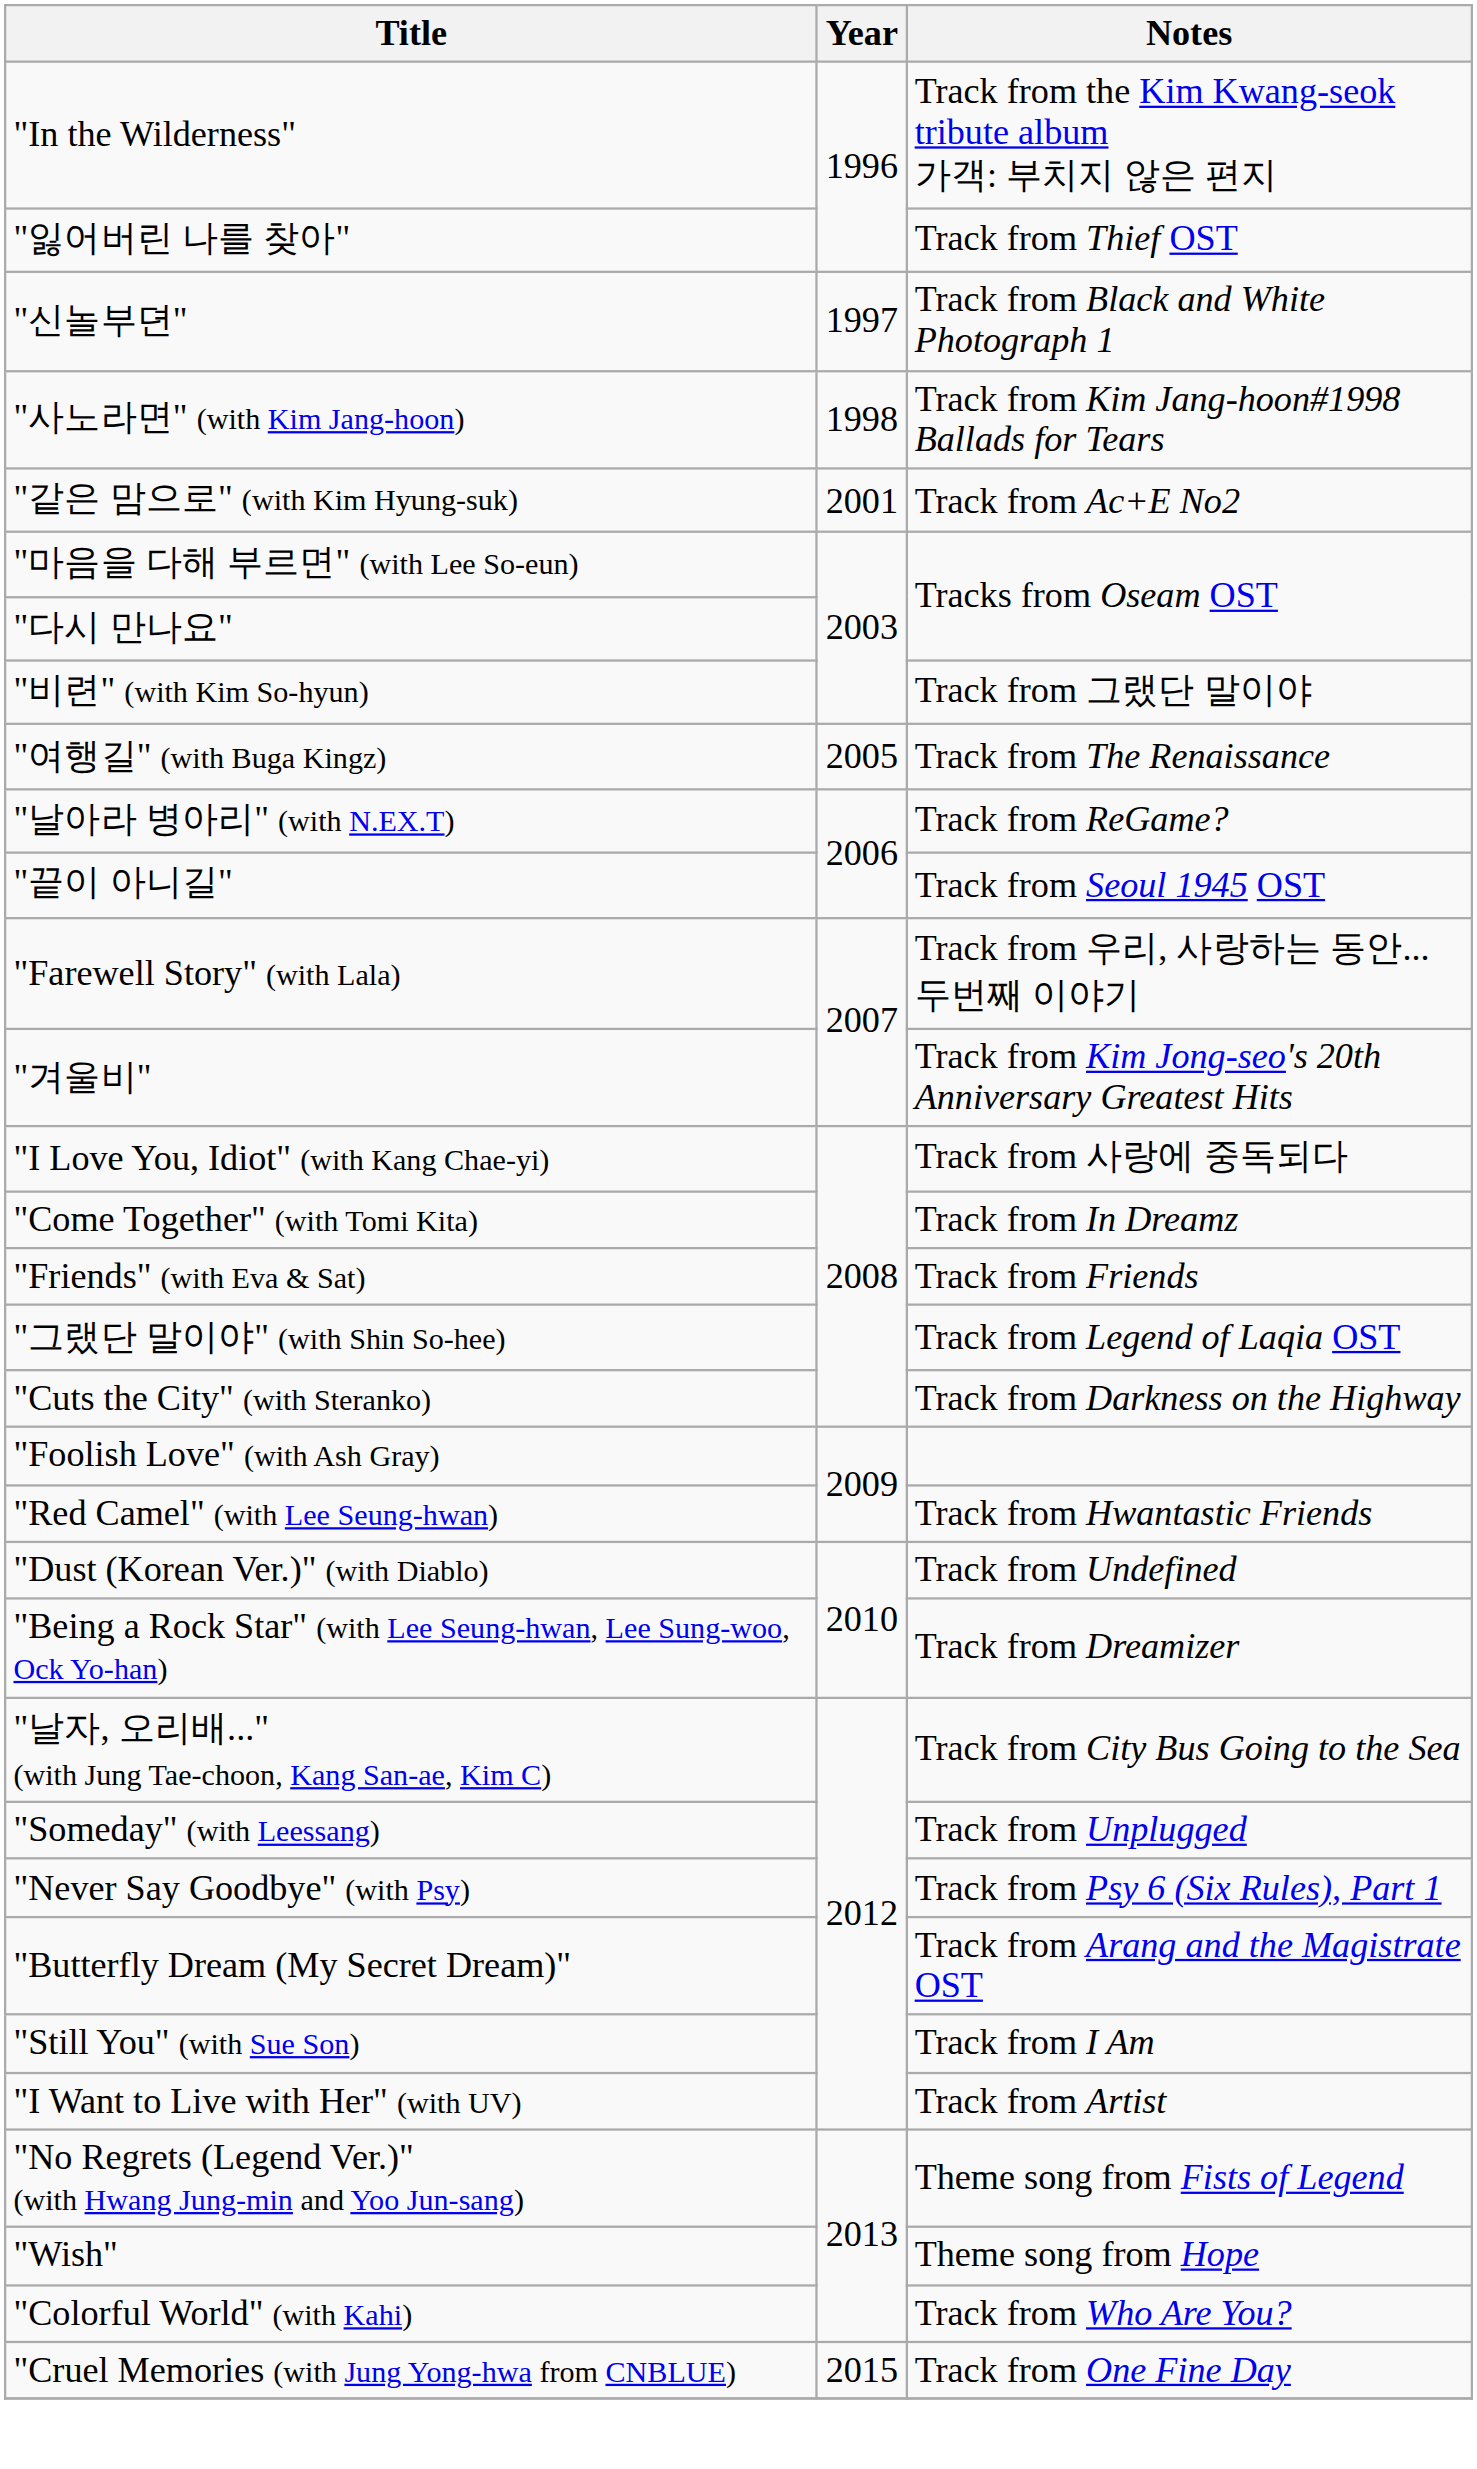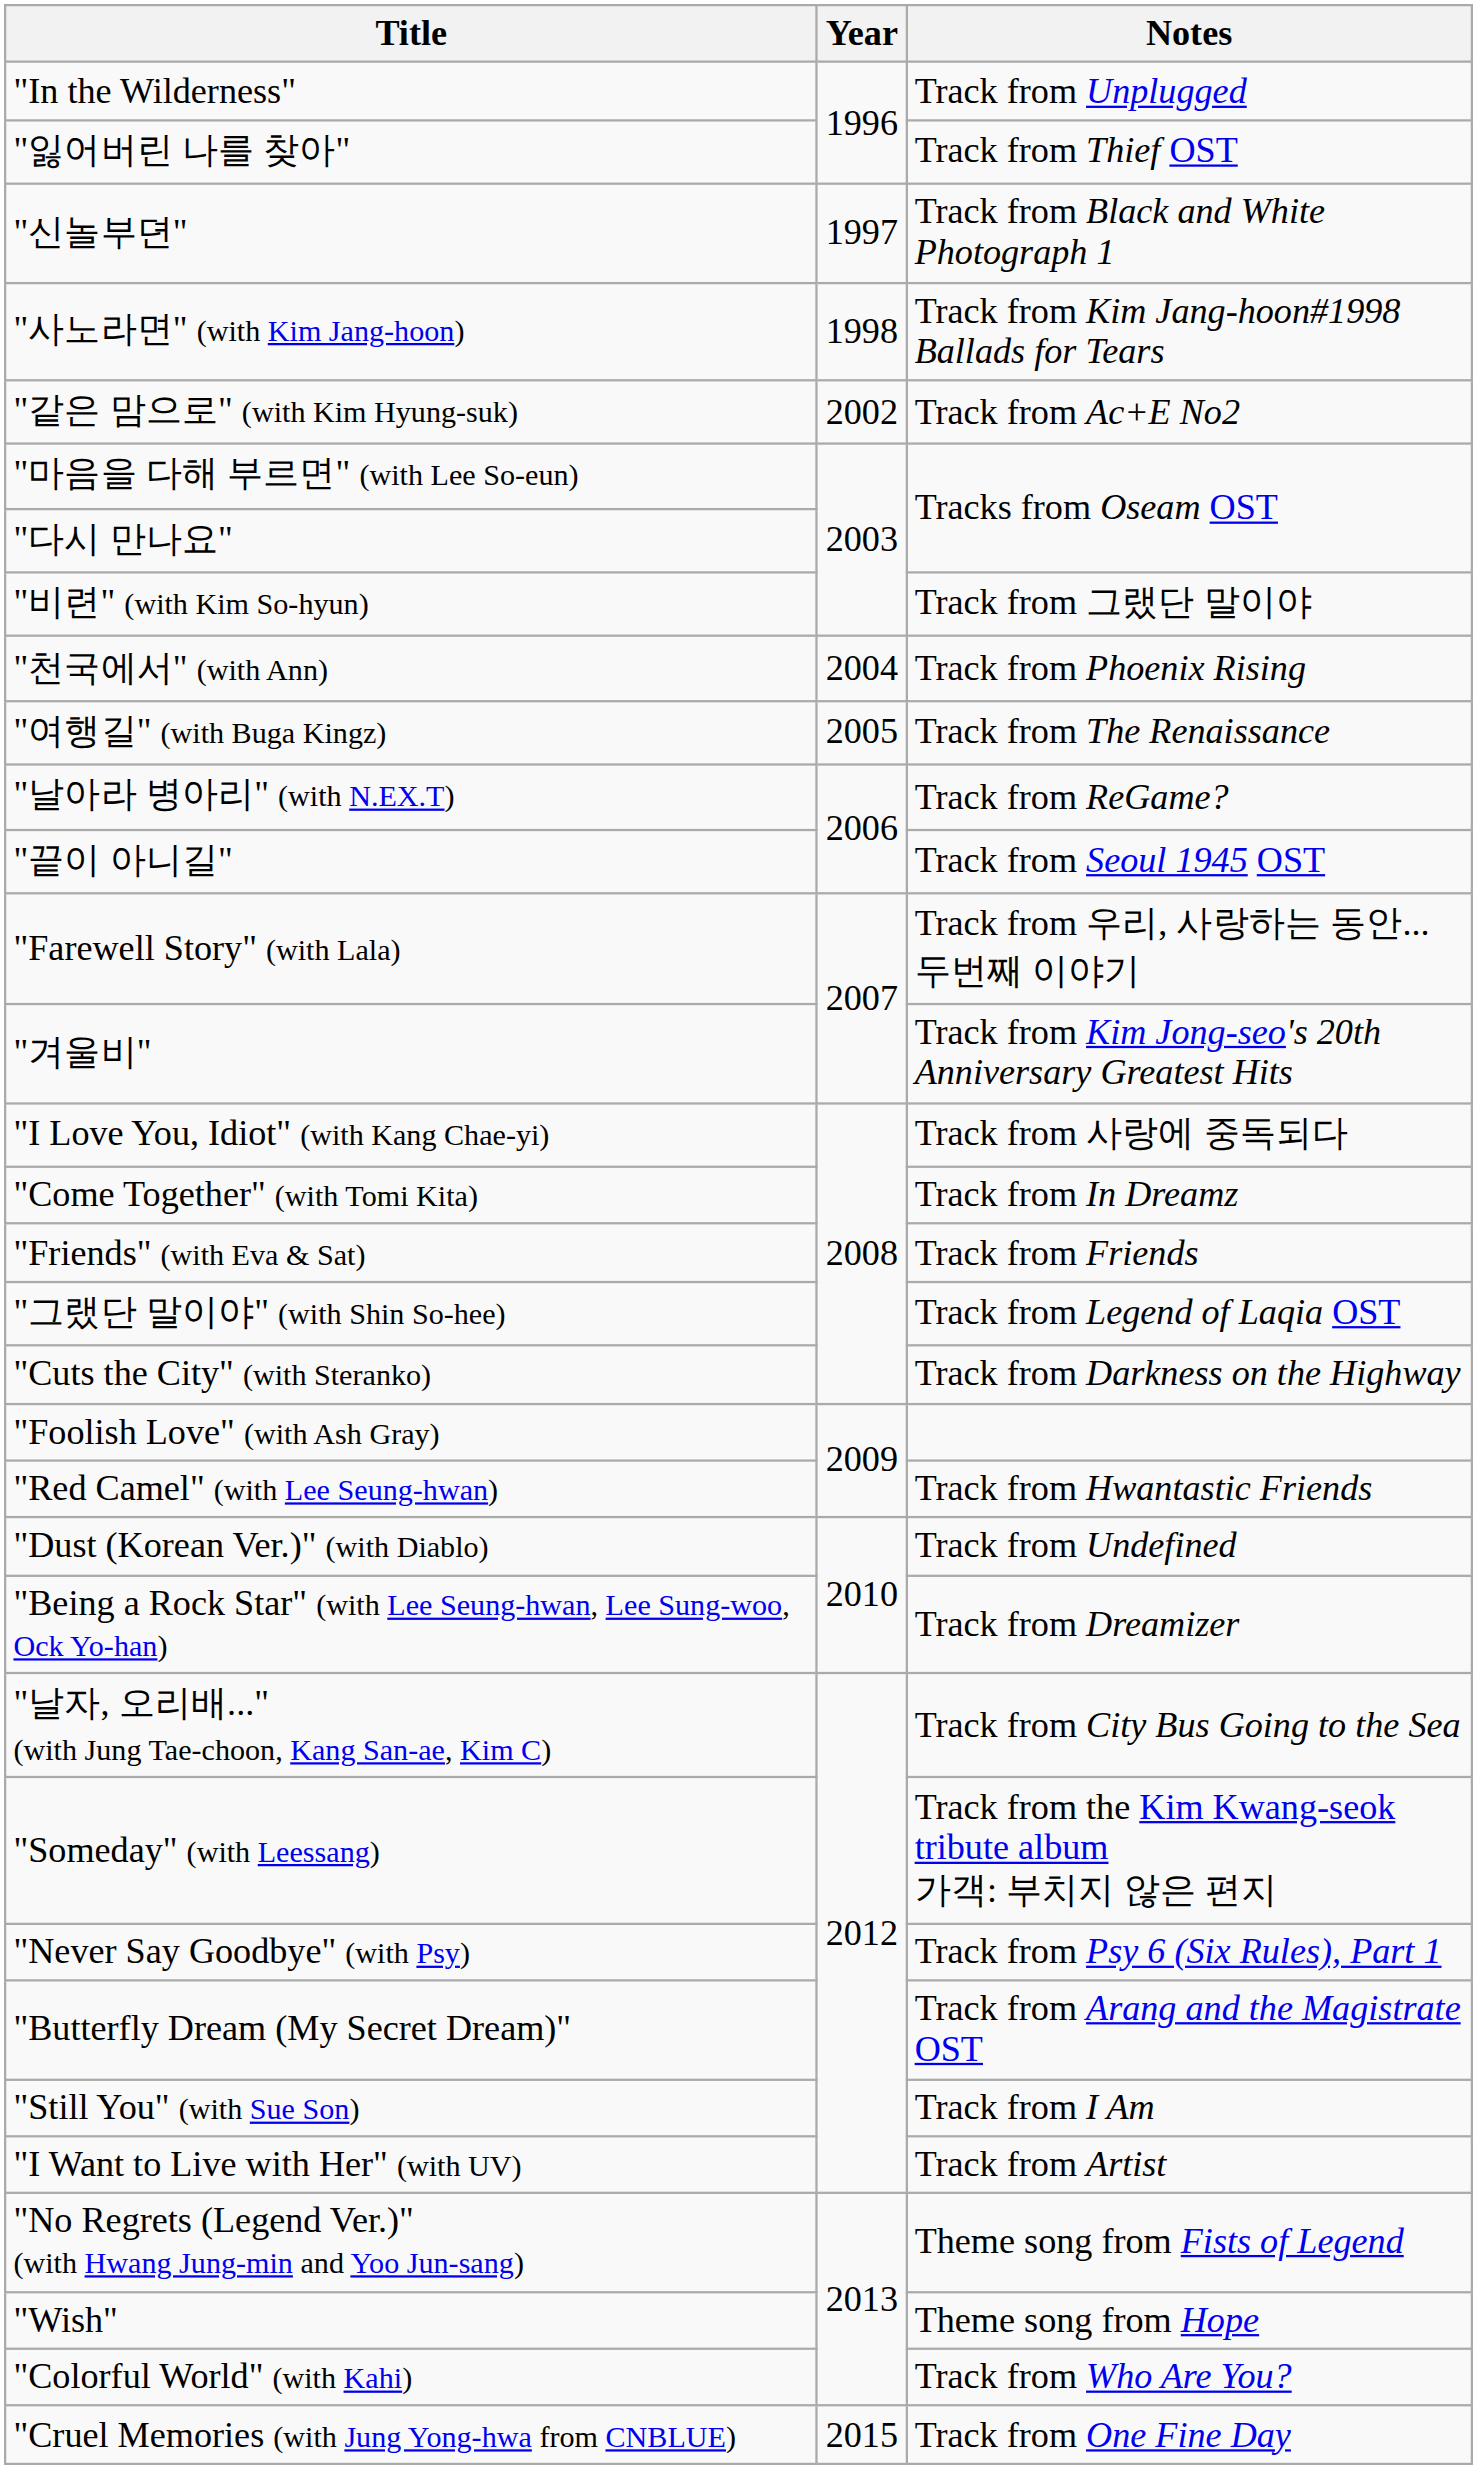(1155, 132) Track from the Kim Kwang-seok tribute album 가객: 부치지 않은 편지 -> (1081, 90) Track from Unplugged
(862, 499) 2001 -> (862, 411) 2002
+ row: (171, 666)
(1081, 1829) Track from Unplugged -> (1155, 1847) Track from the Kim Kwang-seok tribute album 가객: 부치지 않은 편지
